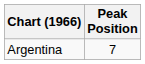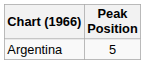(112, 49) 7 -> (112, 49) 5
